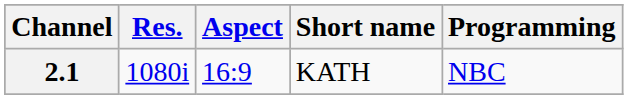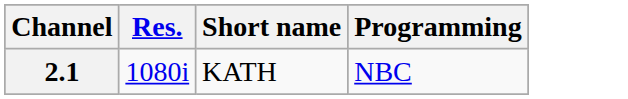- column: (243, 26)
